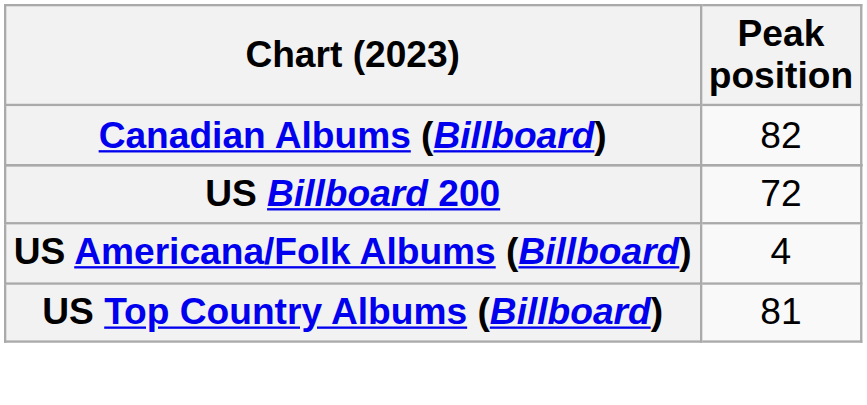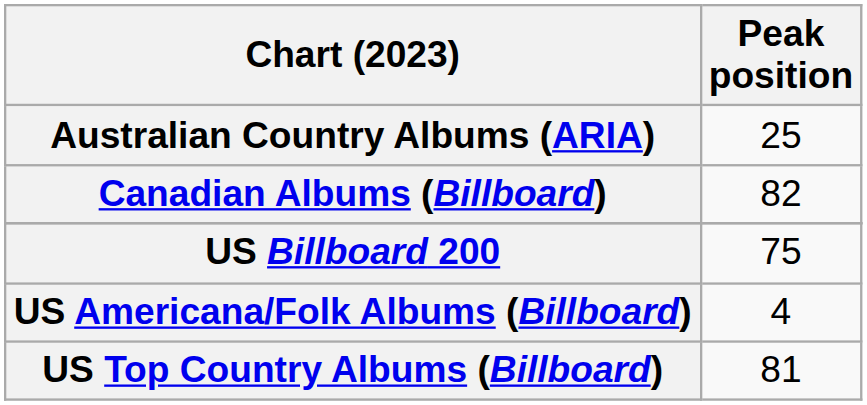+ row: (353, 134)
(781, 193) 72 -> (781, 252) 75
